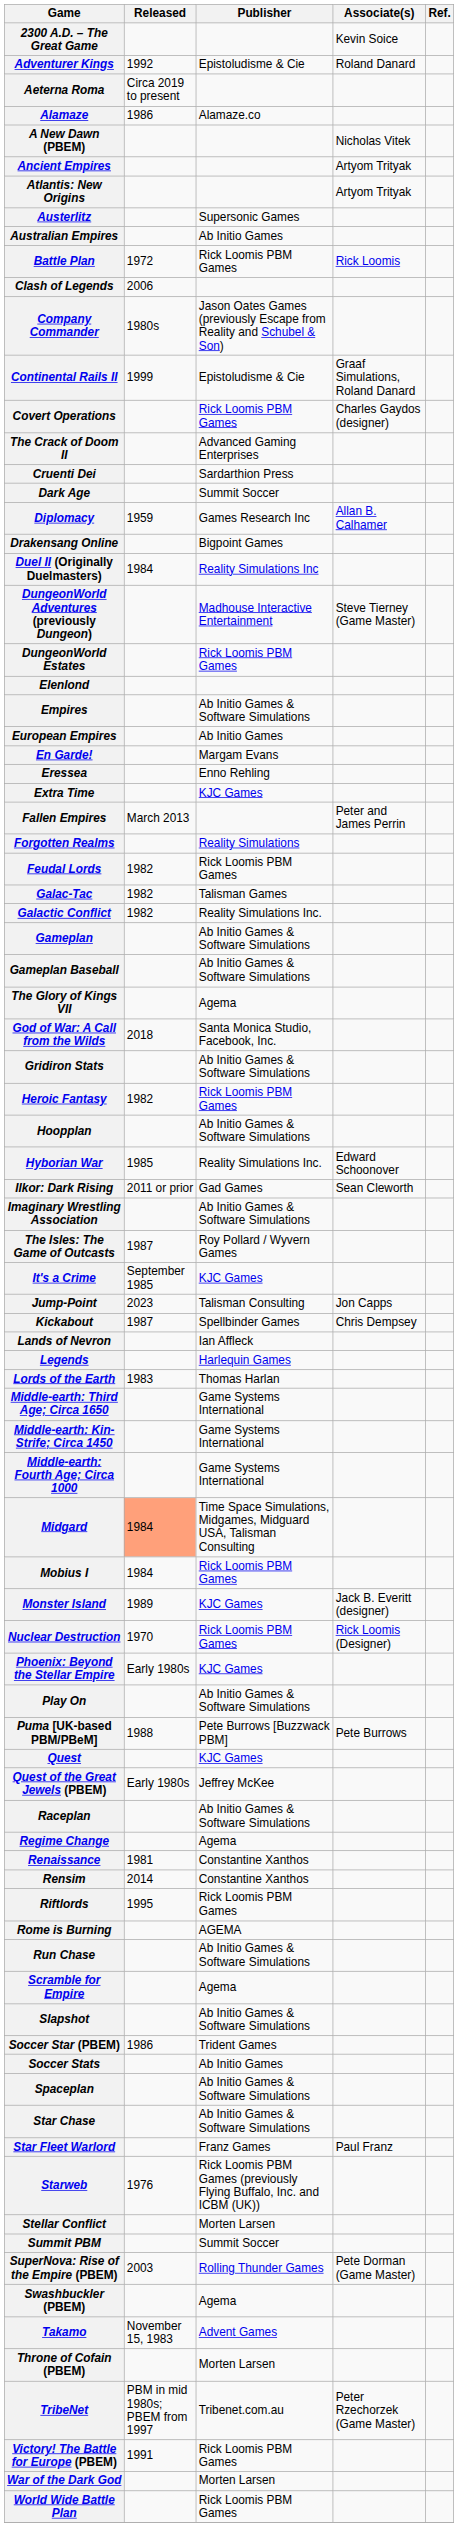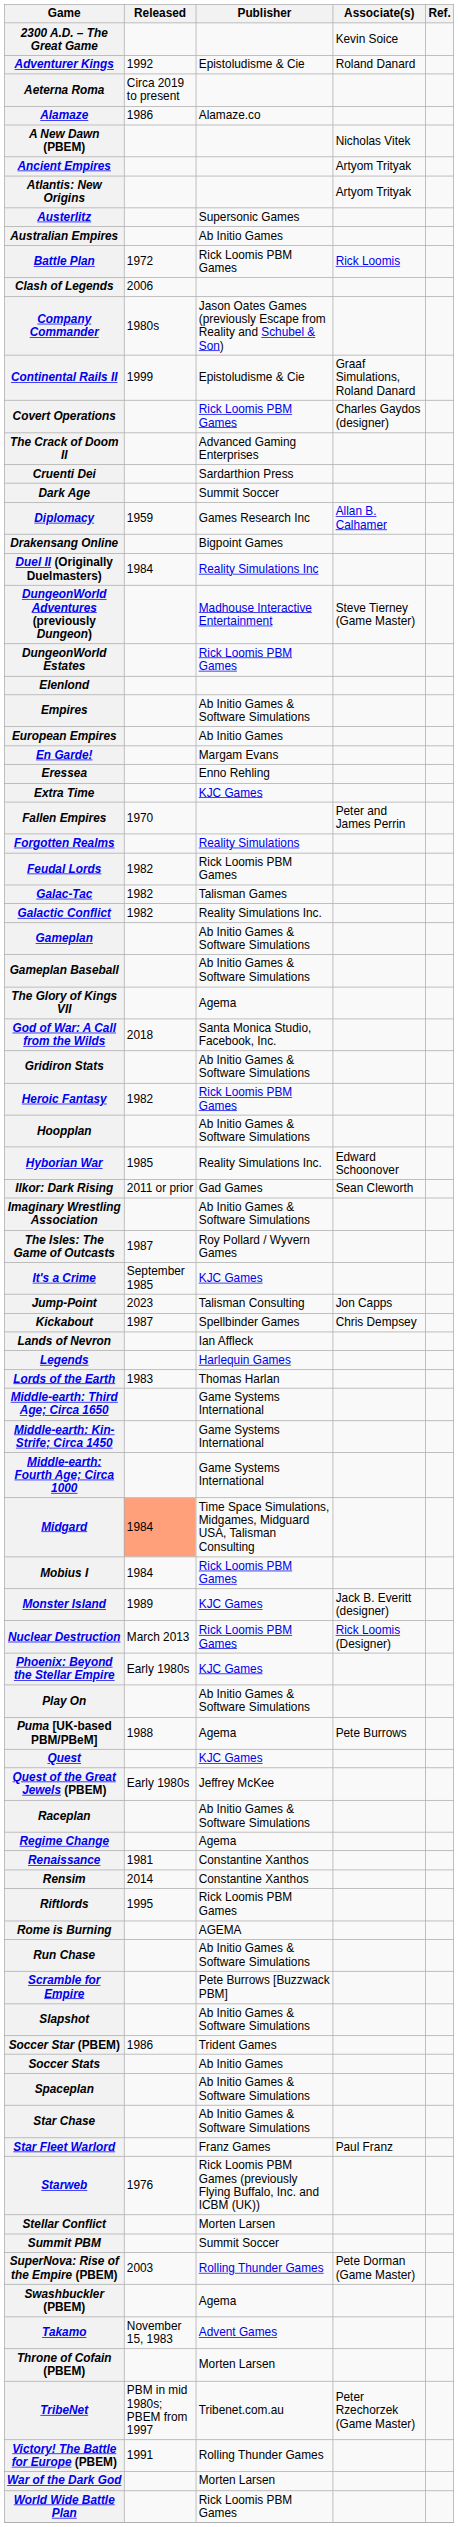(158, 818) March 2013 -> (140, 818) 1970
(140, 1636) 1970 -> (158, 1636) March 2013
(264, 1733) Pete Burrows [Buzzwack PBM] -> (217, 1733) Agema
(217, 1987) Agema -> (264, 1987) Pete Burrows [Buzzwack PBM]
(245, 2455) Rick Loomis PBM Games -> (261, 2455) Rolling Thunder Games
